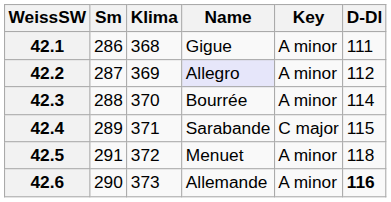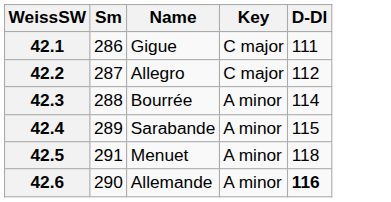- column: (154, 18)
(308, 45) A minor -> (254, 45) C major
(213, 73) lavender background -> (158, 73) no background
(308, 73) A minor -> (254, 73) C major
(309, 127) C major -> (253, 127) A minor
